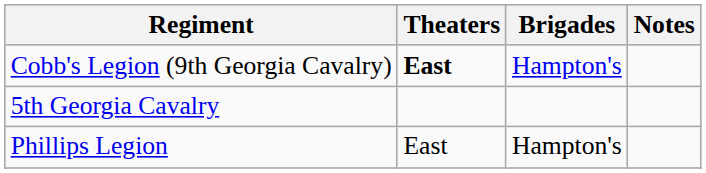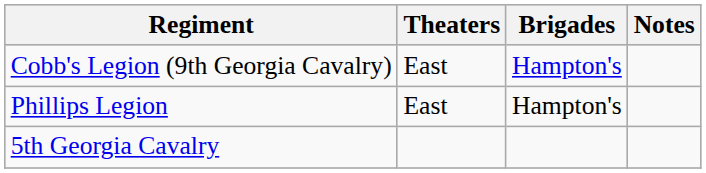(428, 65) bold -> (426, 65) normal
rows swapped: (89, 146) <-> (115, 106)
